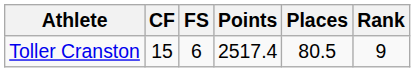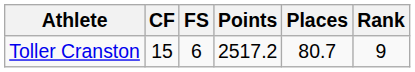(248, 51) 2517.4 -> (248, 51) 2517.2
(317, 51) 80.5 -> (317, 51) 80.7
